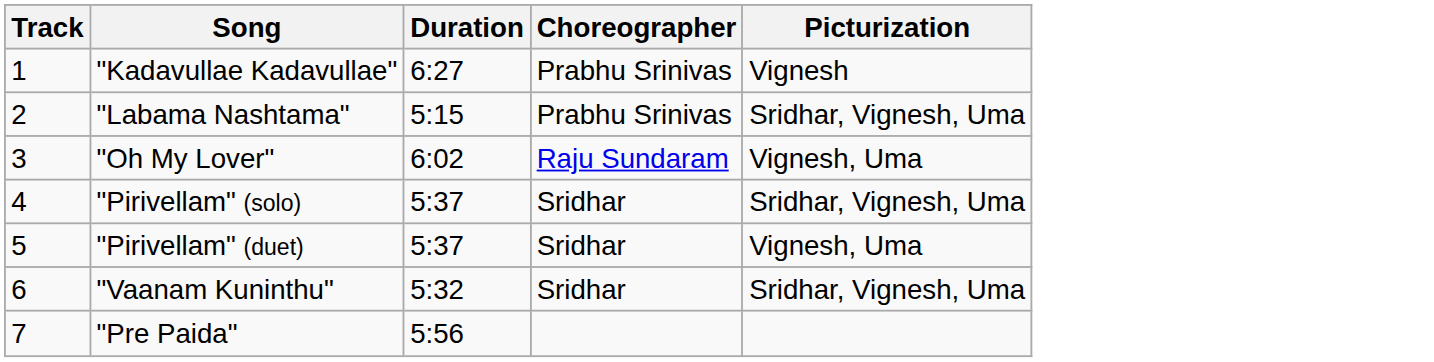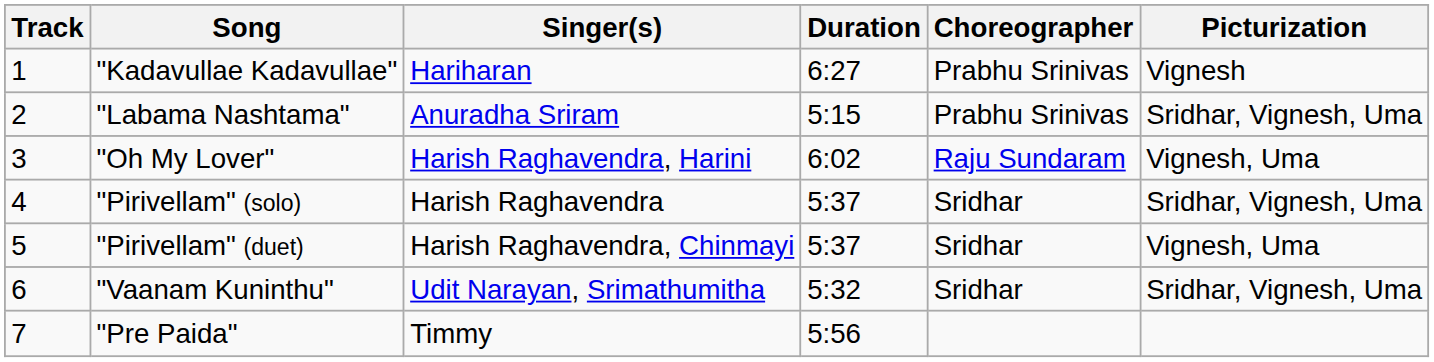+ column: (602, 27)
